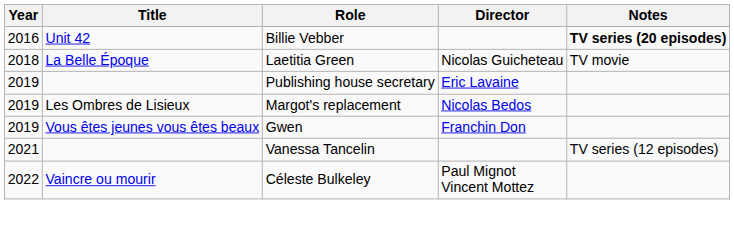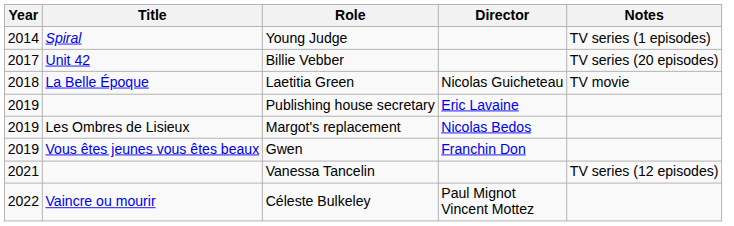+ row: (307, 37)
(23, 37) 2016 -> (23, 60) 2017
(648, 37) bold -> (644, 60) normal
